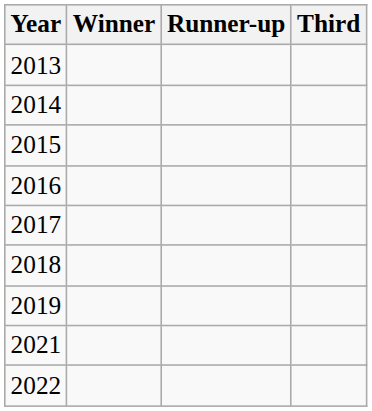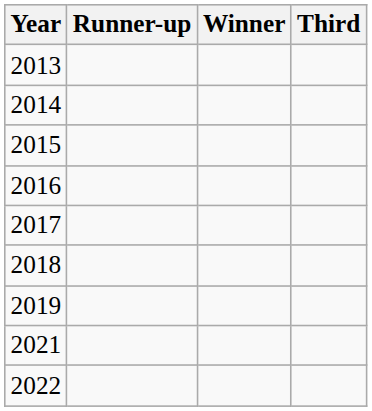columns swapped: (114, 24) <-> (226, 24)
